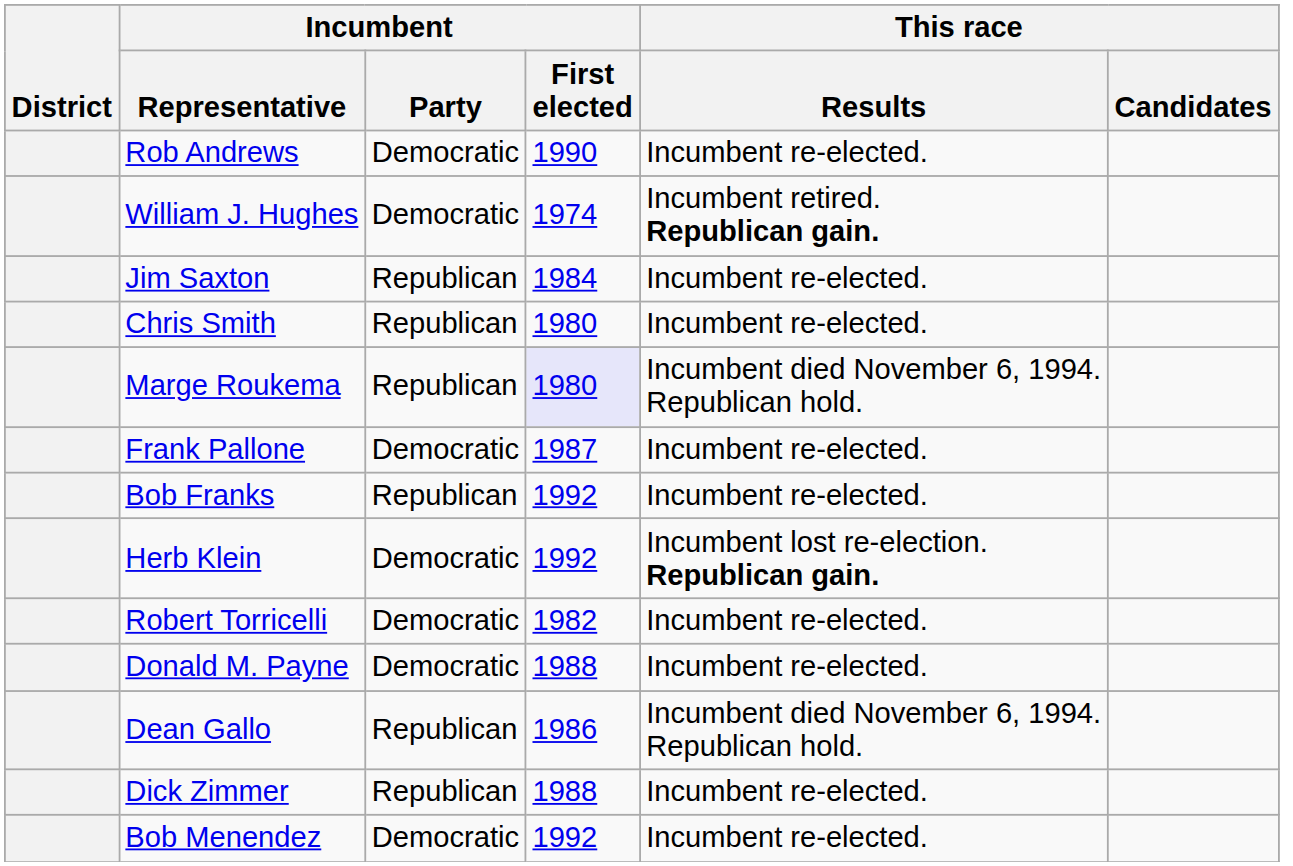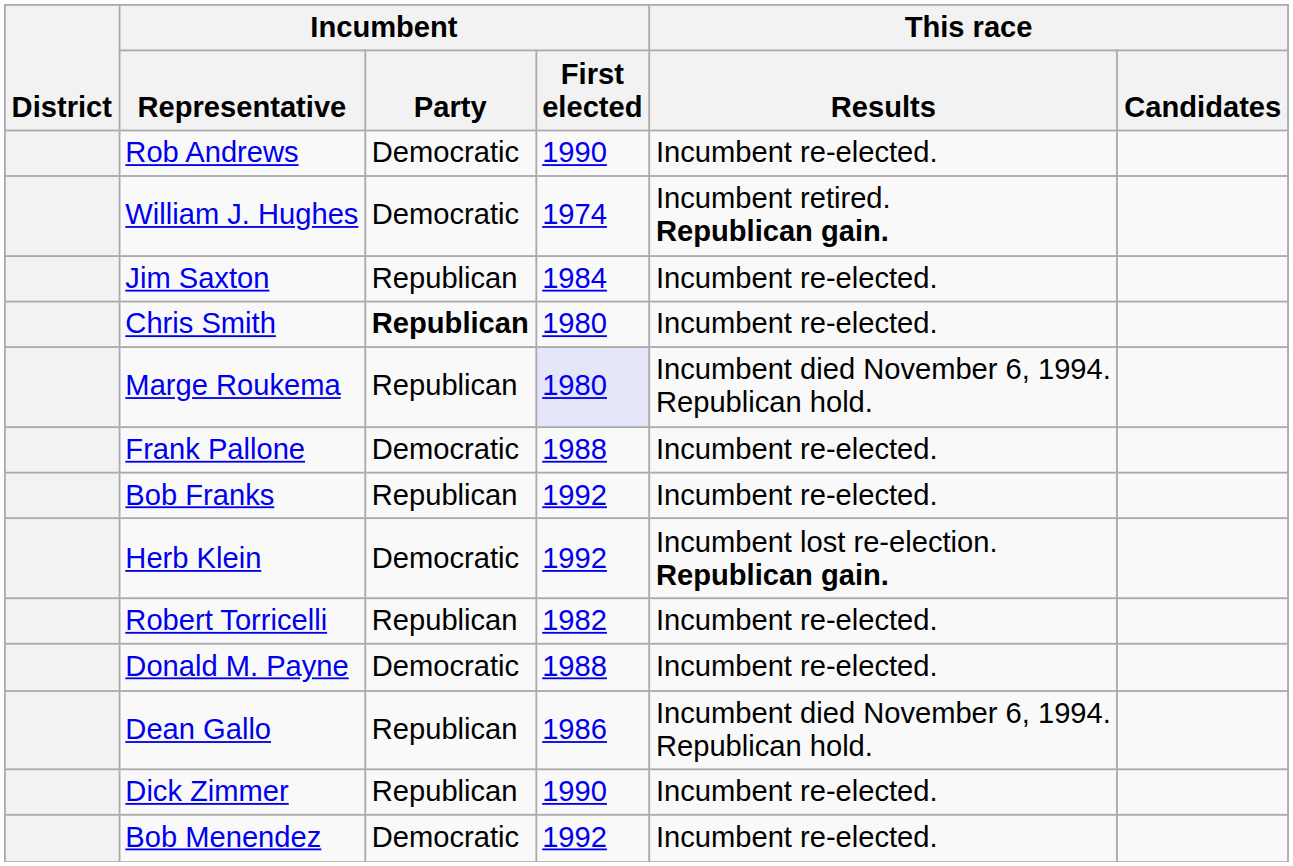(445, 324) normal -> (450, 324) bold
(565, 449) 1987 -> (575, 449) 1988
(445, 620) Democratic -> (445, 620) Republican
(565, 791) 1988 -> (575, 791) 1990
